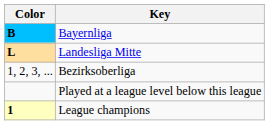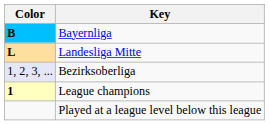(30, 71) no background -> (30, 71) lavender background
rows swapped: (104, 110) <-> (160, 91)
